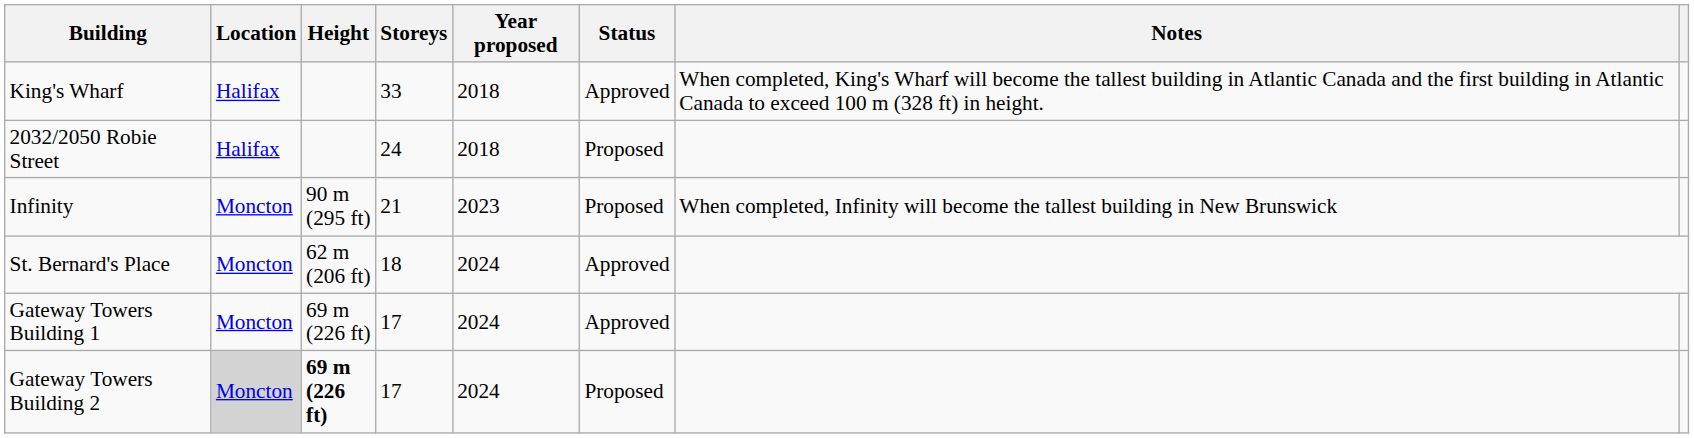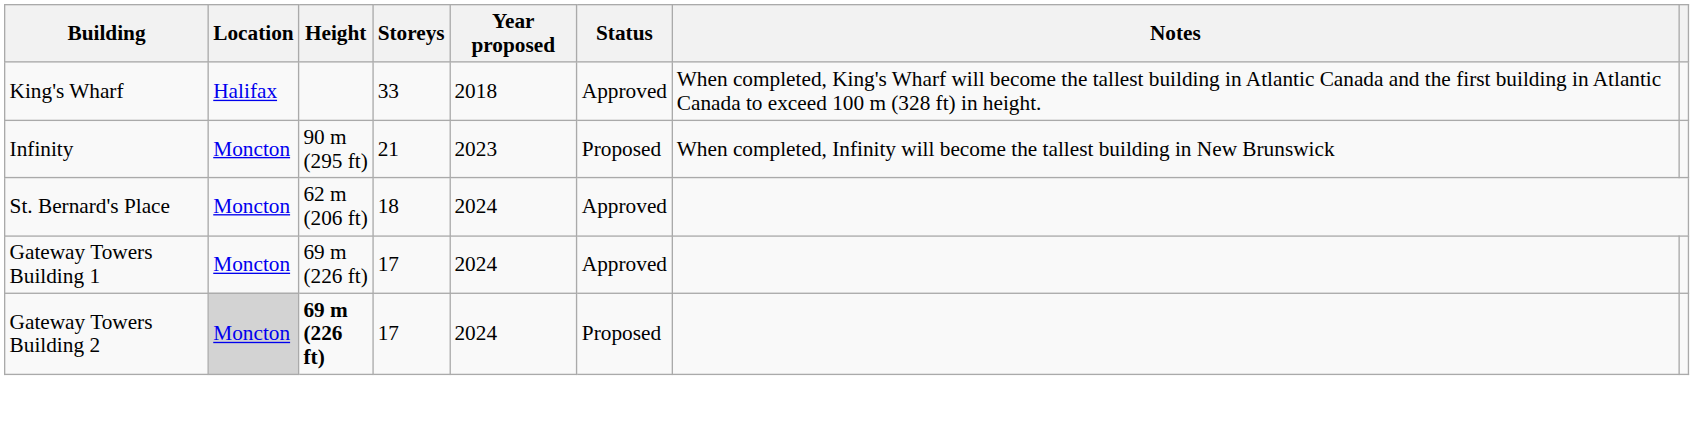- row: (83, 148)
